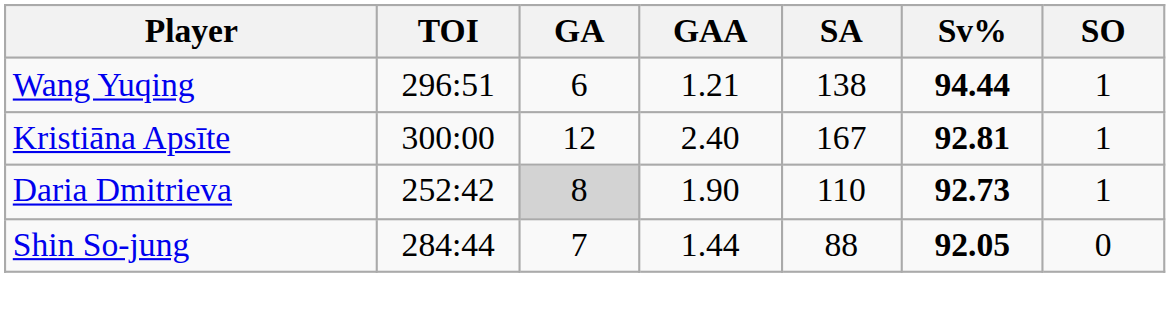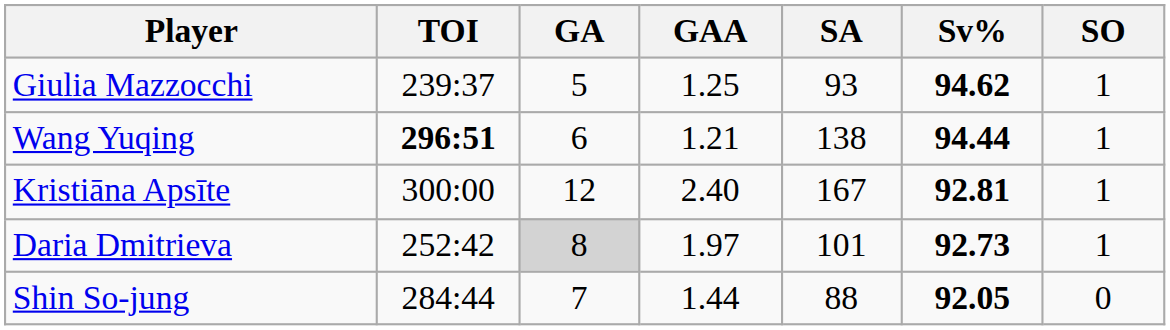+ row: (133, 84)
(448, 84) normal -> (448, 137) bold
(710, 191) 1.90 -> (710, 244) 1.97
(841, 191) 110 -> (841, 244) 101
